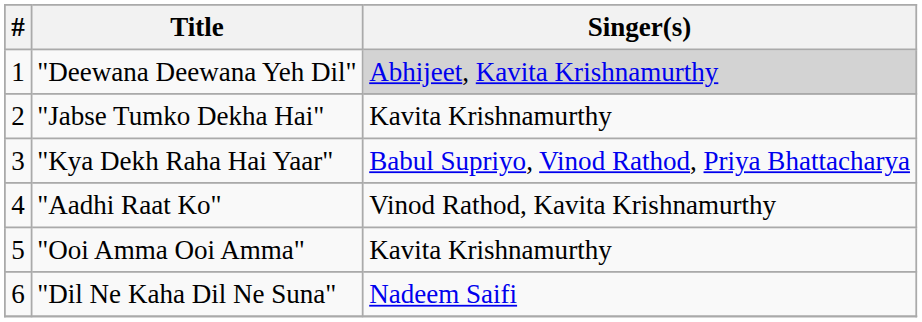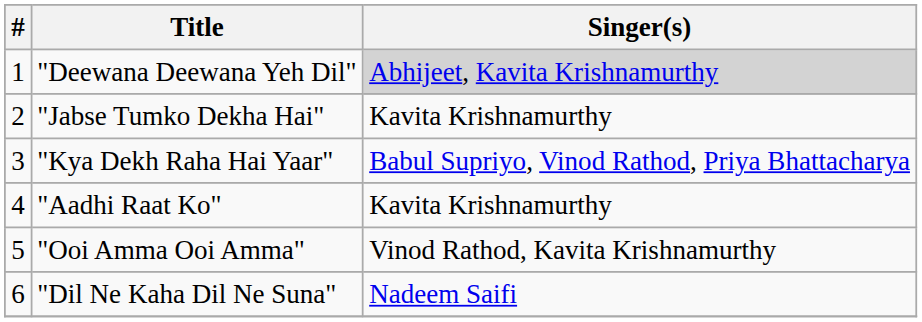(573, 205) Vinod Rathod, Kavita Krishnamurthy -> (490, 205) Kavita Krishnamurthy
(490, 250) Kavita Krishnamurthy -> (573, 250) Vinod Rathod, Kavita Krishnamurthy
